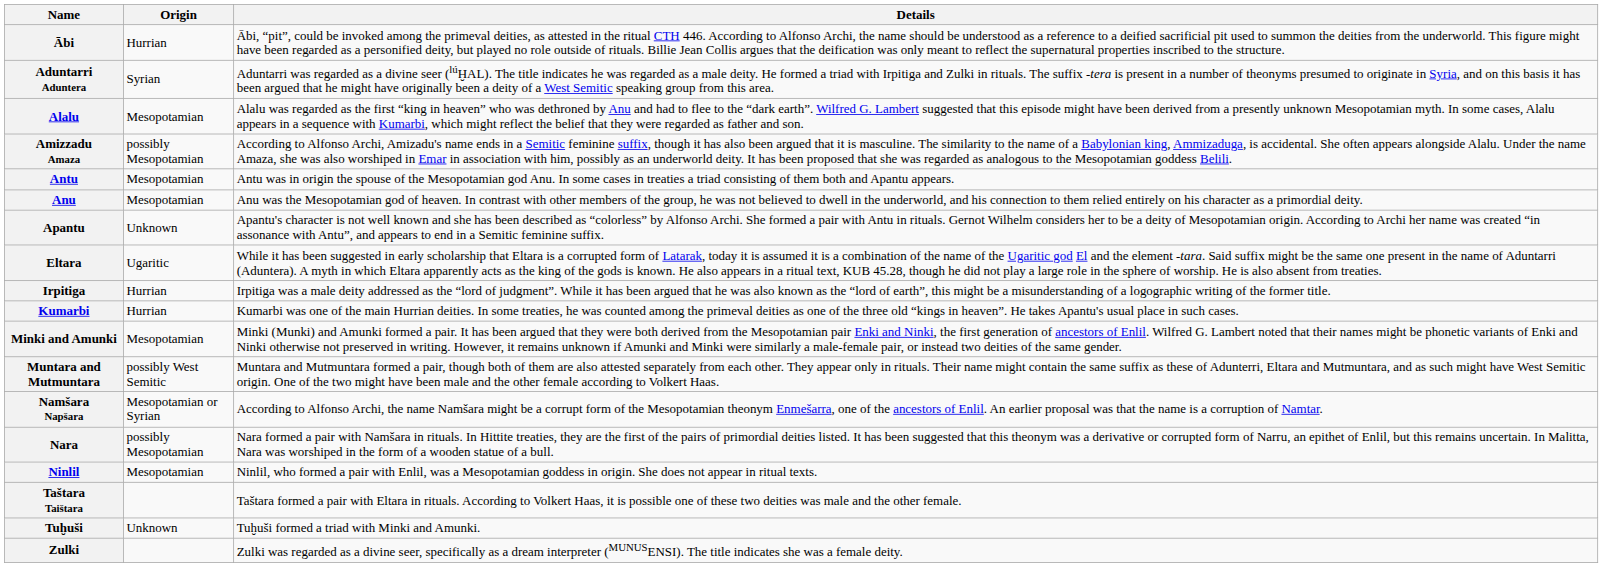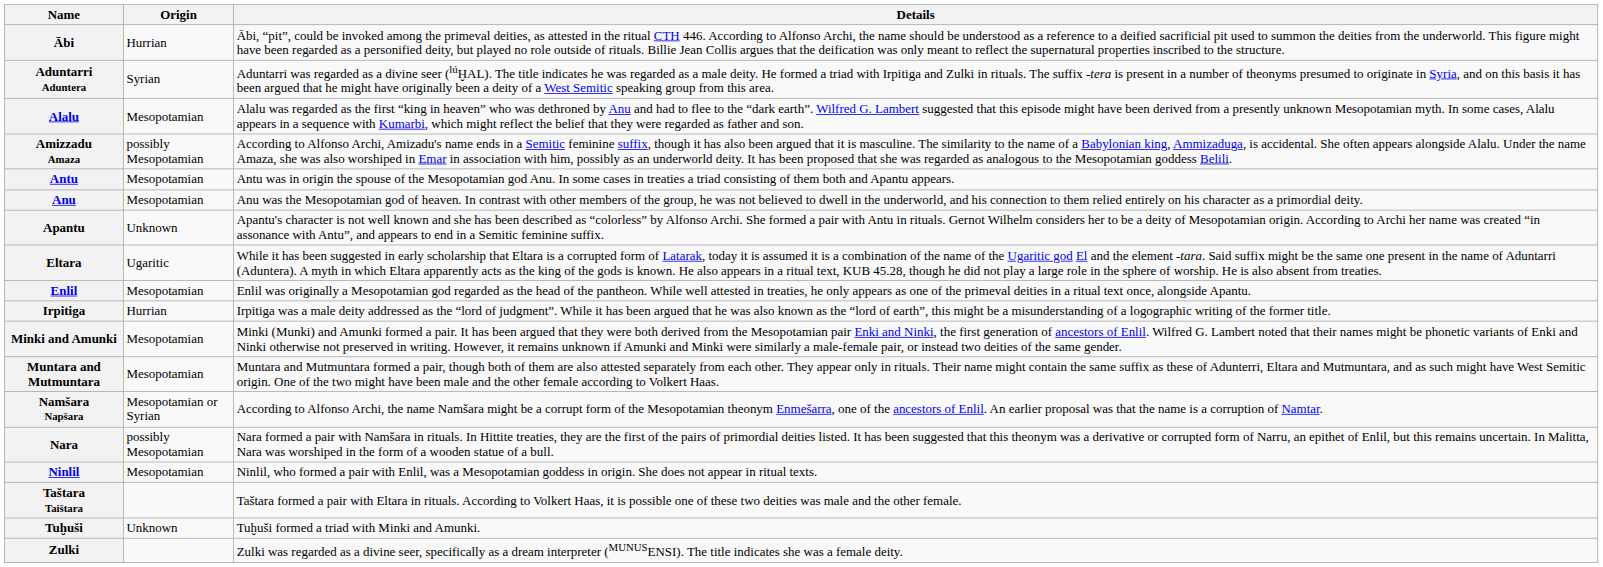+ row: (64, 290)
- row: (64, 311)
(162, 374) possibly West Semitic -> (165, 374) Mesopotamian
